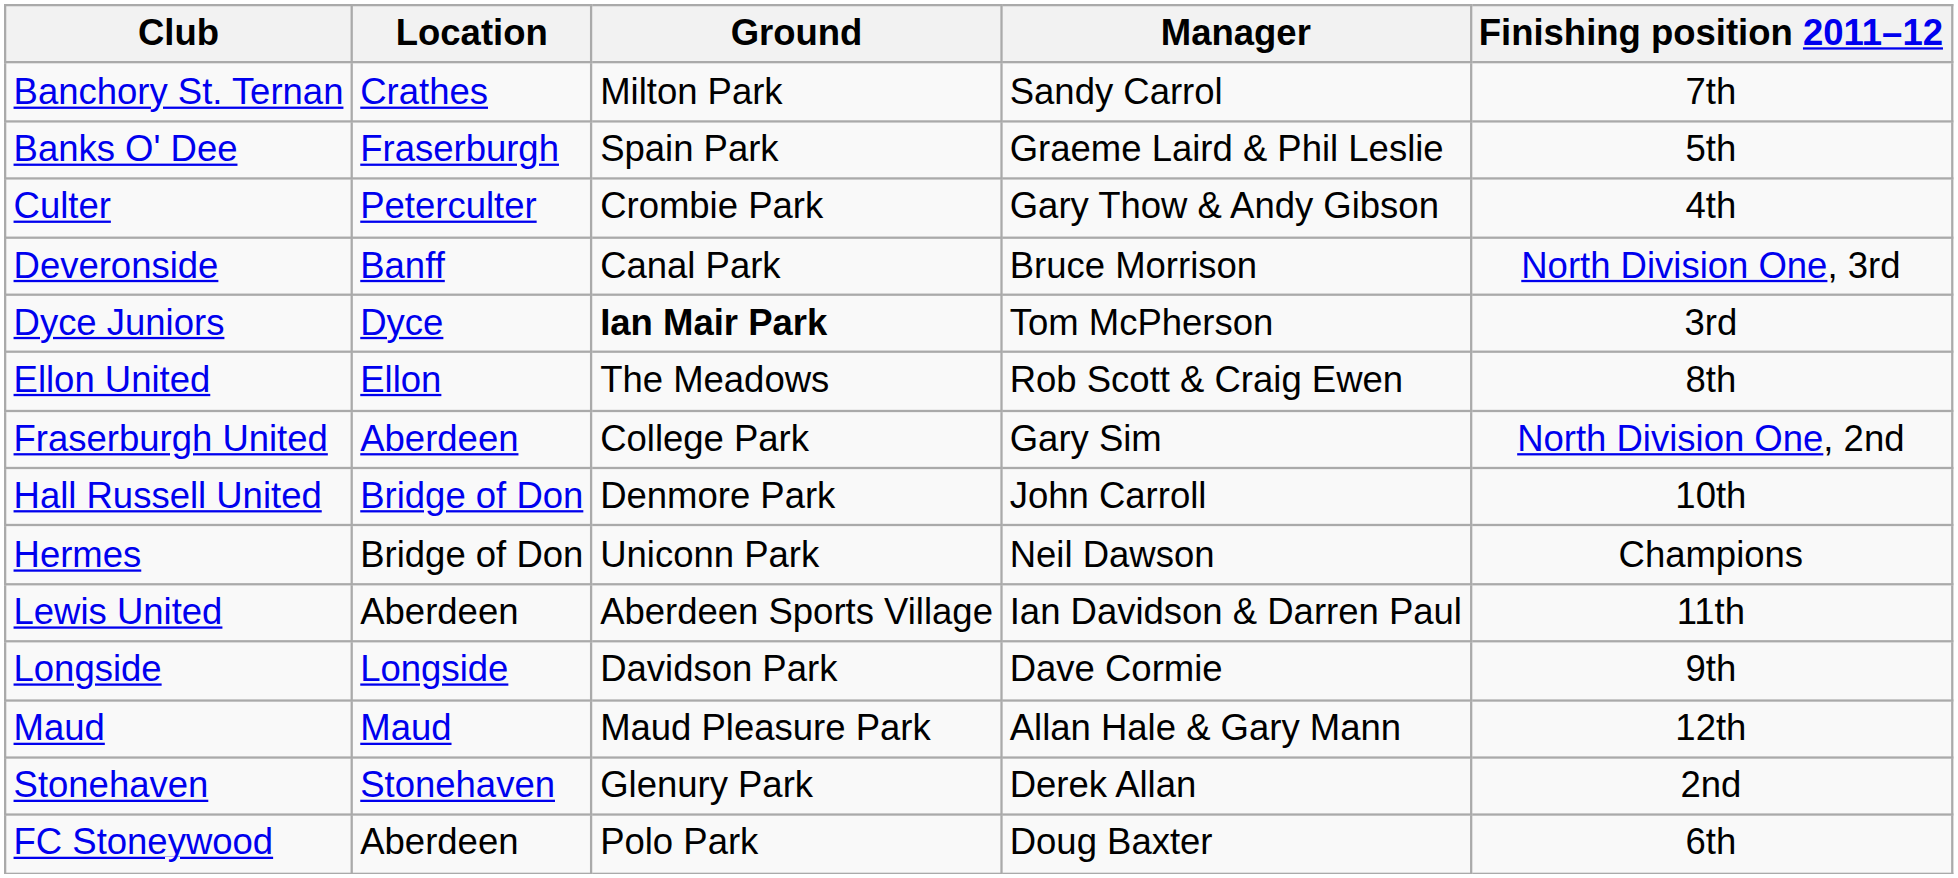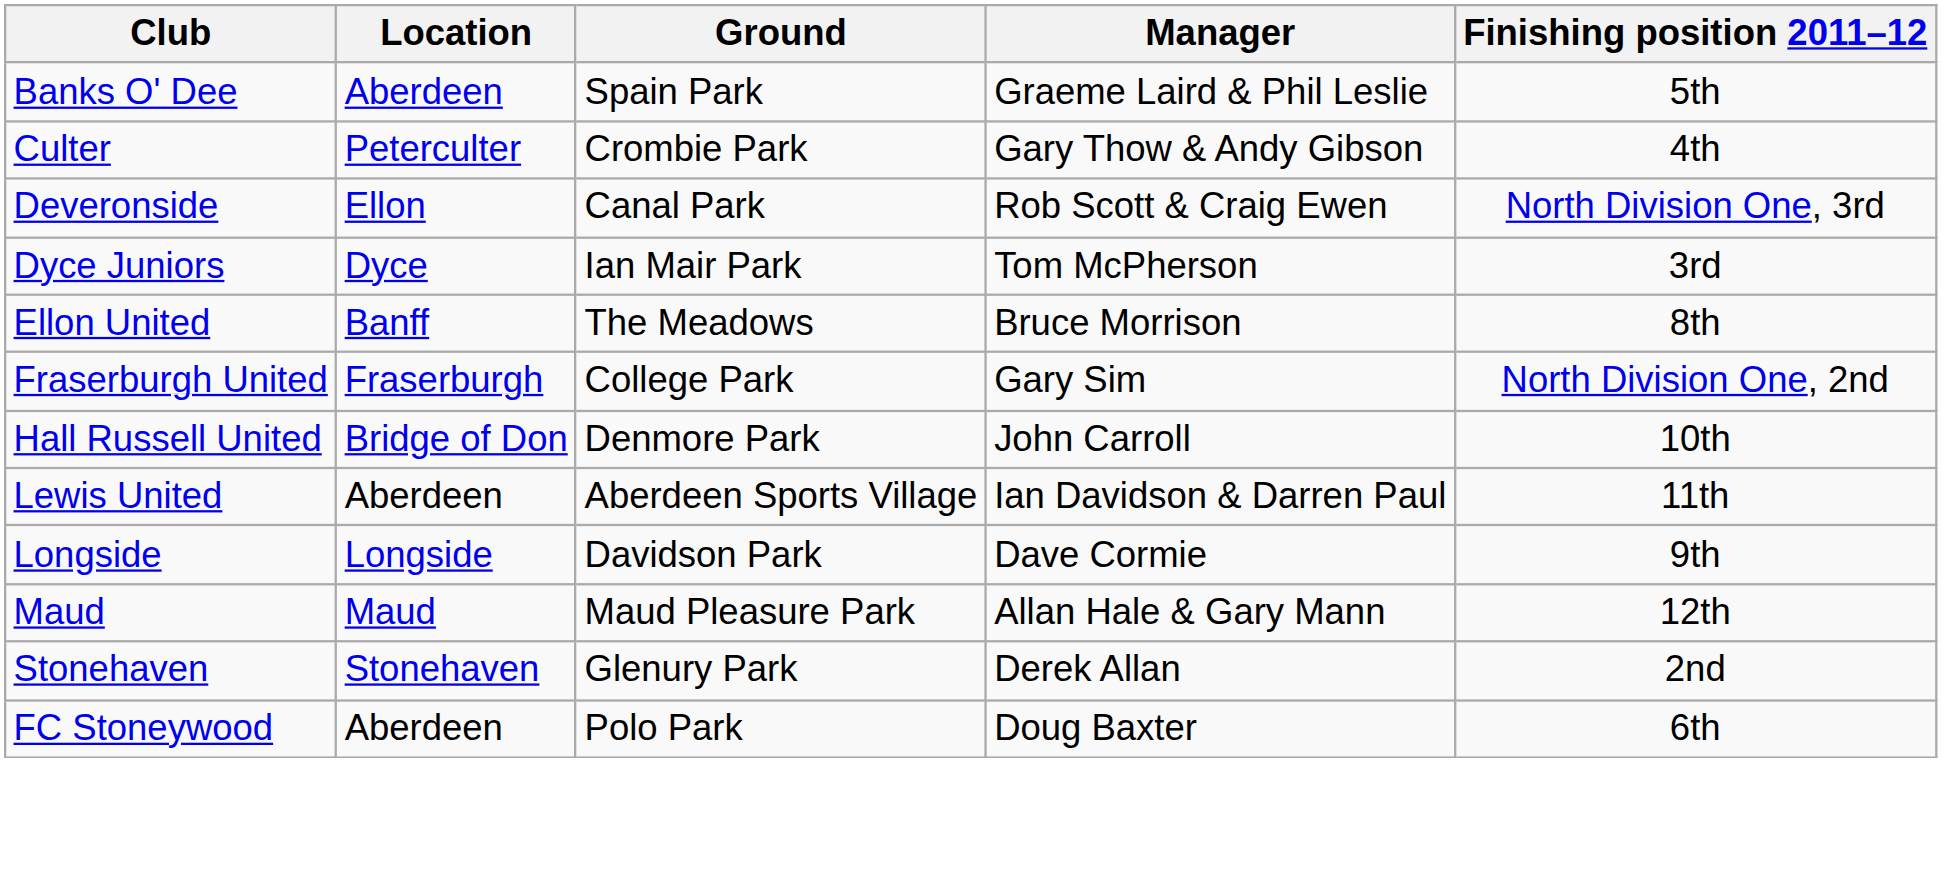- row: (178, 91)
(460, 149) Fraserburgh -> (424, 91) Aberdeen
(403, 264) Banff -> (385, 206) Ellon
(1133, 264) Bruce Morrison -> (1191, 206) Rob Scott & Craig Ewen
(714, 322) bold -> (693, 264) normal
(401, 380) Ellon -> (387, 322) Banff
(1206, 380) Rob Scott & Craig Ewen -> (1118, 322) Bruce Morrison
(439, 438) Aberdeen -> (444, 380) Fraserburgh
- row: (77, 554)
